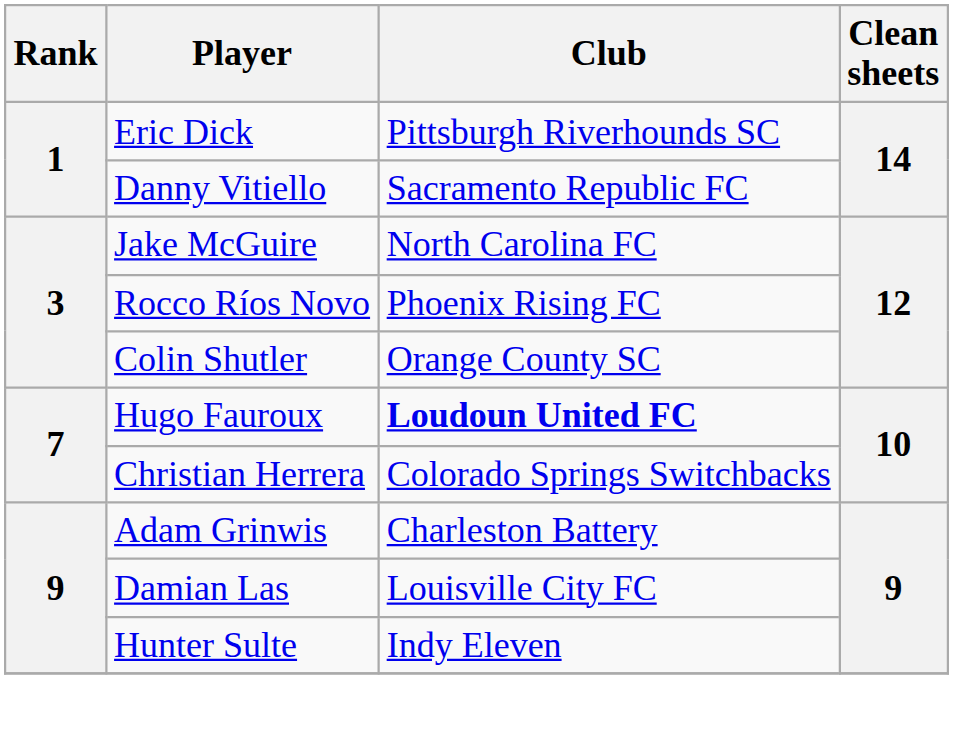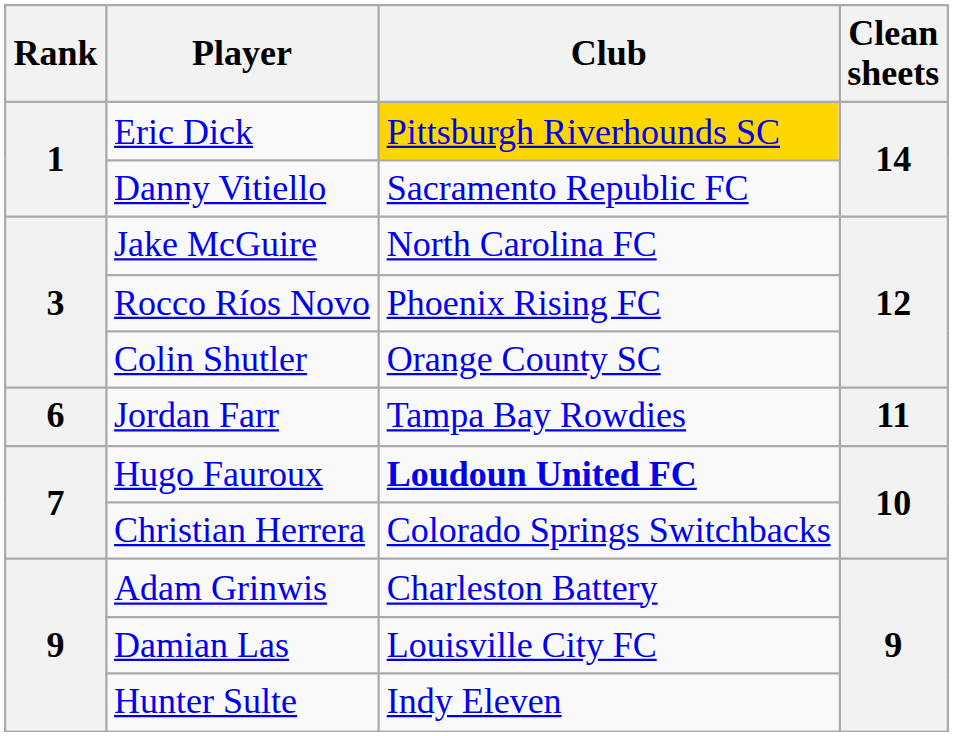(583, 130) no background -> (583, 130) gold background
+ row: (197, 416)
